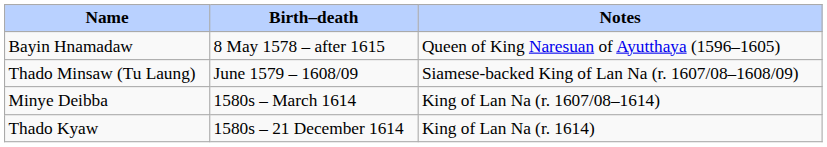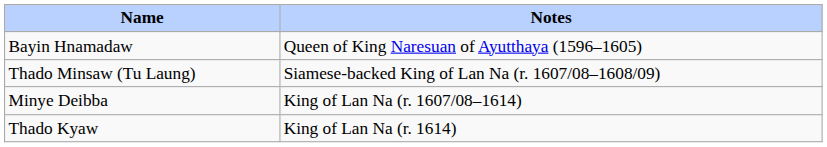- column: (314, 18)
